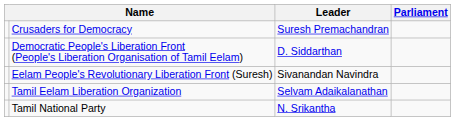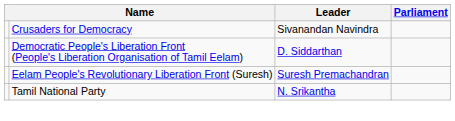(333, 29) Suresh Premachandran -> (328, 29) Sivanandan Navindra
(328, 74) Sivanandan Navindra -> (333, 74) Suresh Premachandran
- row: (96, 91)
